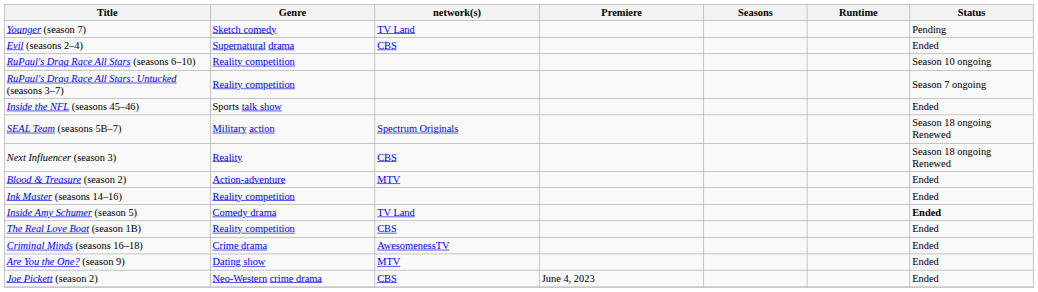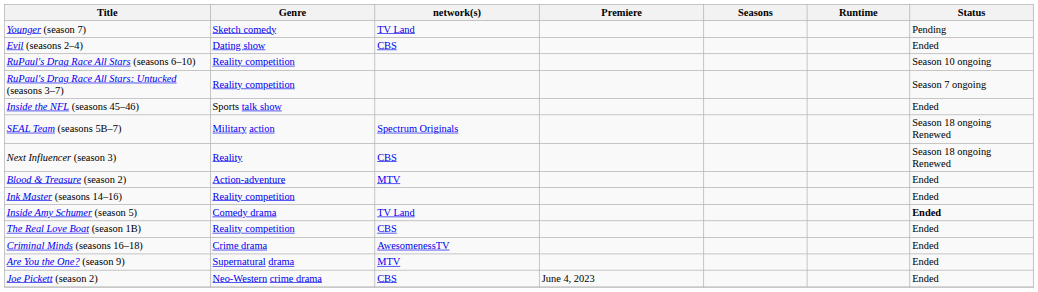(253, 45) Supernatural drama -> (239, 45) Dating show
(239, 262) Dating show -> (253, 262) Supernatural drama
